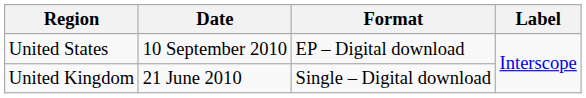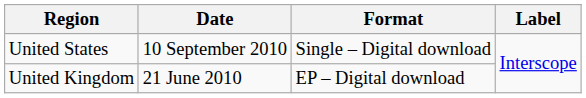(380, 48) EP – Digital download -> (393, 48) Single – Digital download
(393, 78) Single – Digital download -> (380, 78) EP – Digital download
